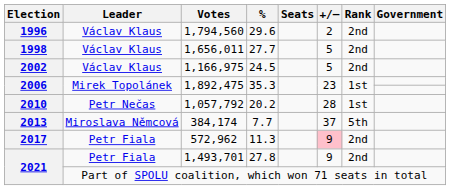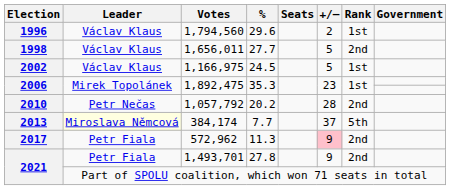(358, 31) 2nd -> (358, 31) 1st
(358, 67) 2nd -> (358, 67) 1st
(358, 103) 1st -> (358, 103) 2nd
(122, 121) no background -> (122, 121) lightyellow background
